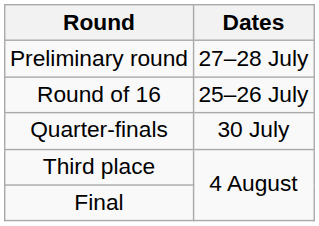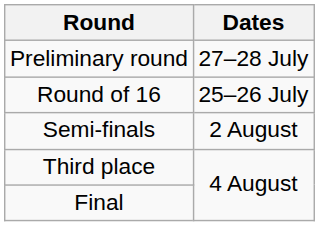- row: (99, 130)
+ row: (99, 130)
